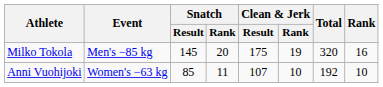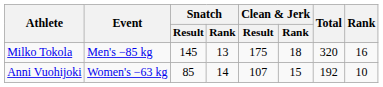(222, 53) 20 -> (222, 53) 13
(295, 53) 19 -> (295, 53) 18
(222, 72) 11 -> (222, 72) 14
(295, 72) 10 -> (295, 72) 15
